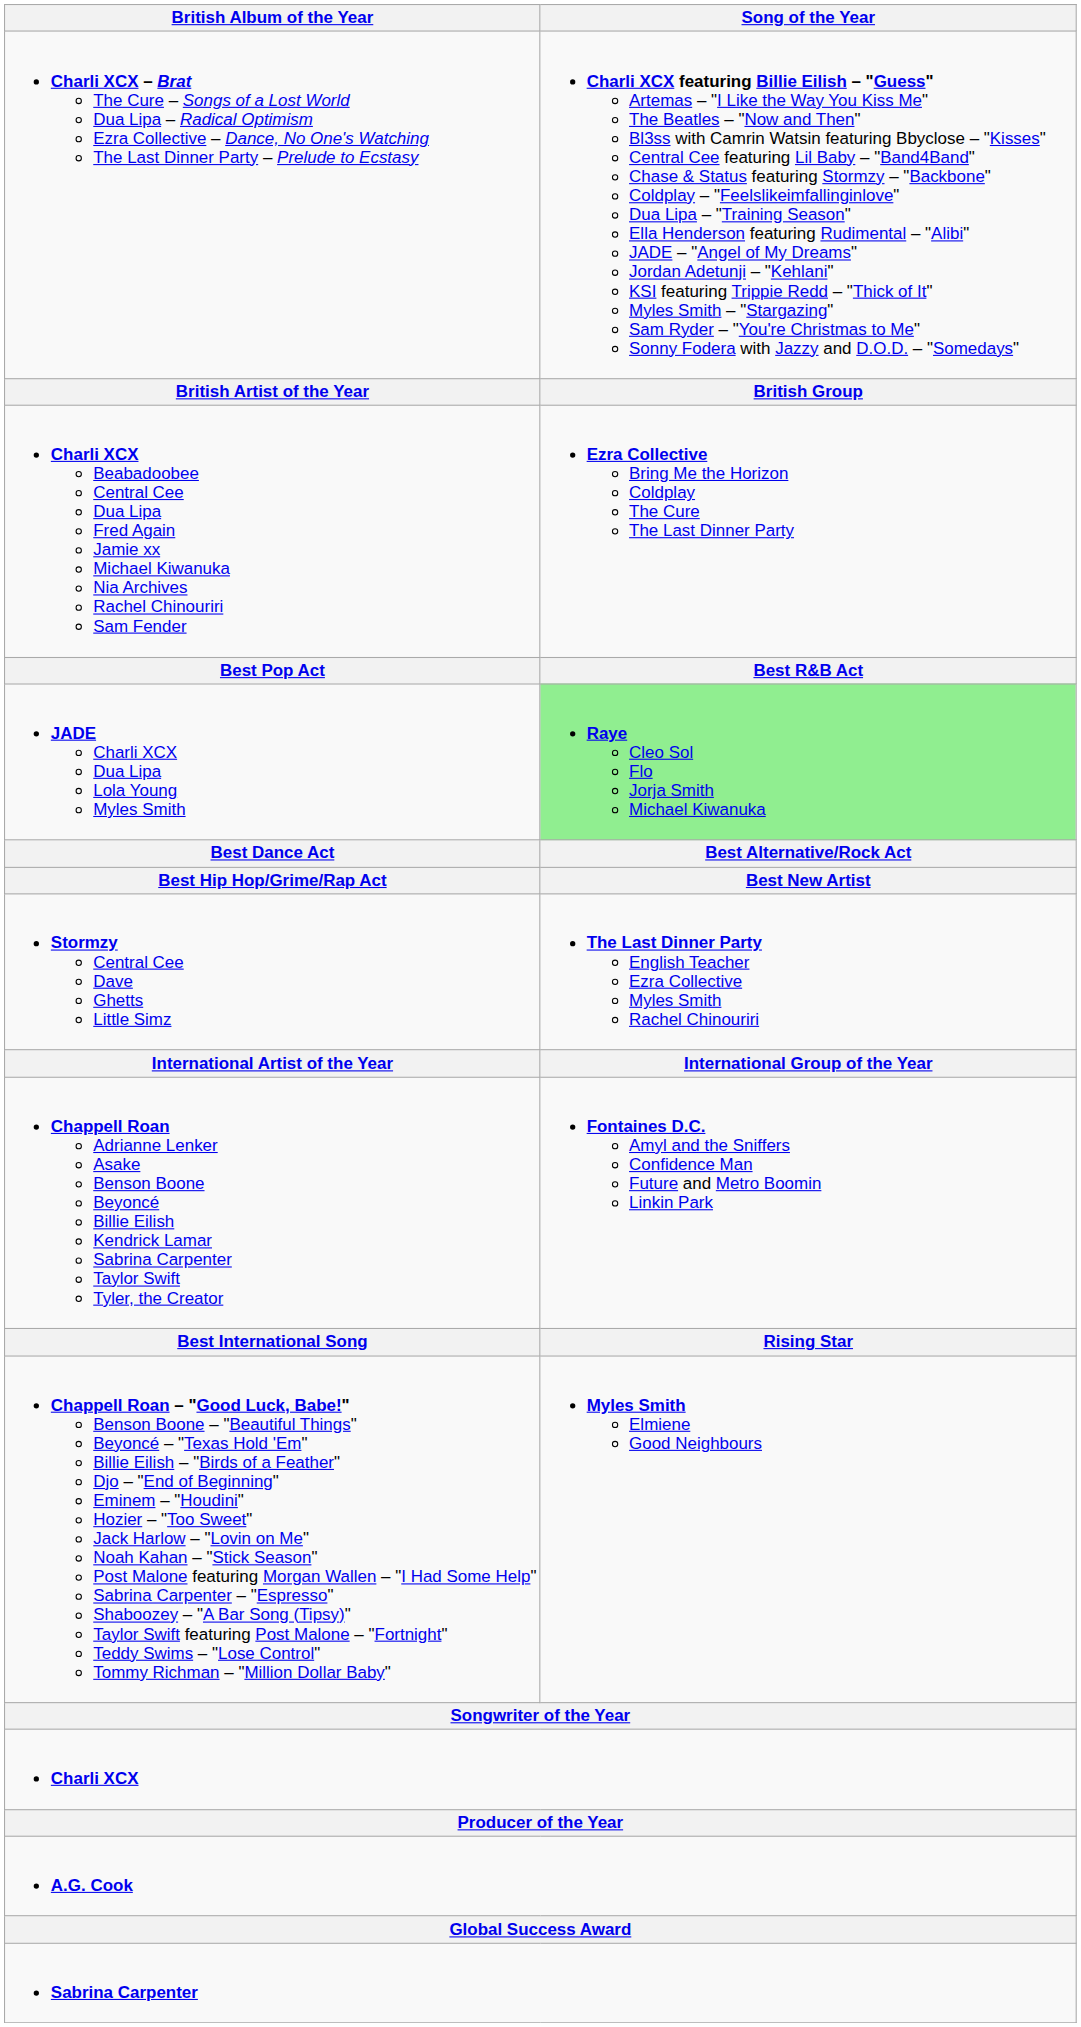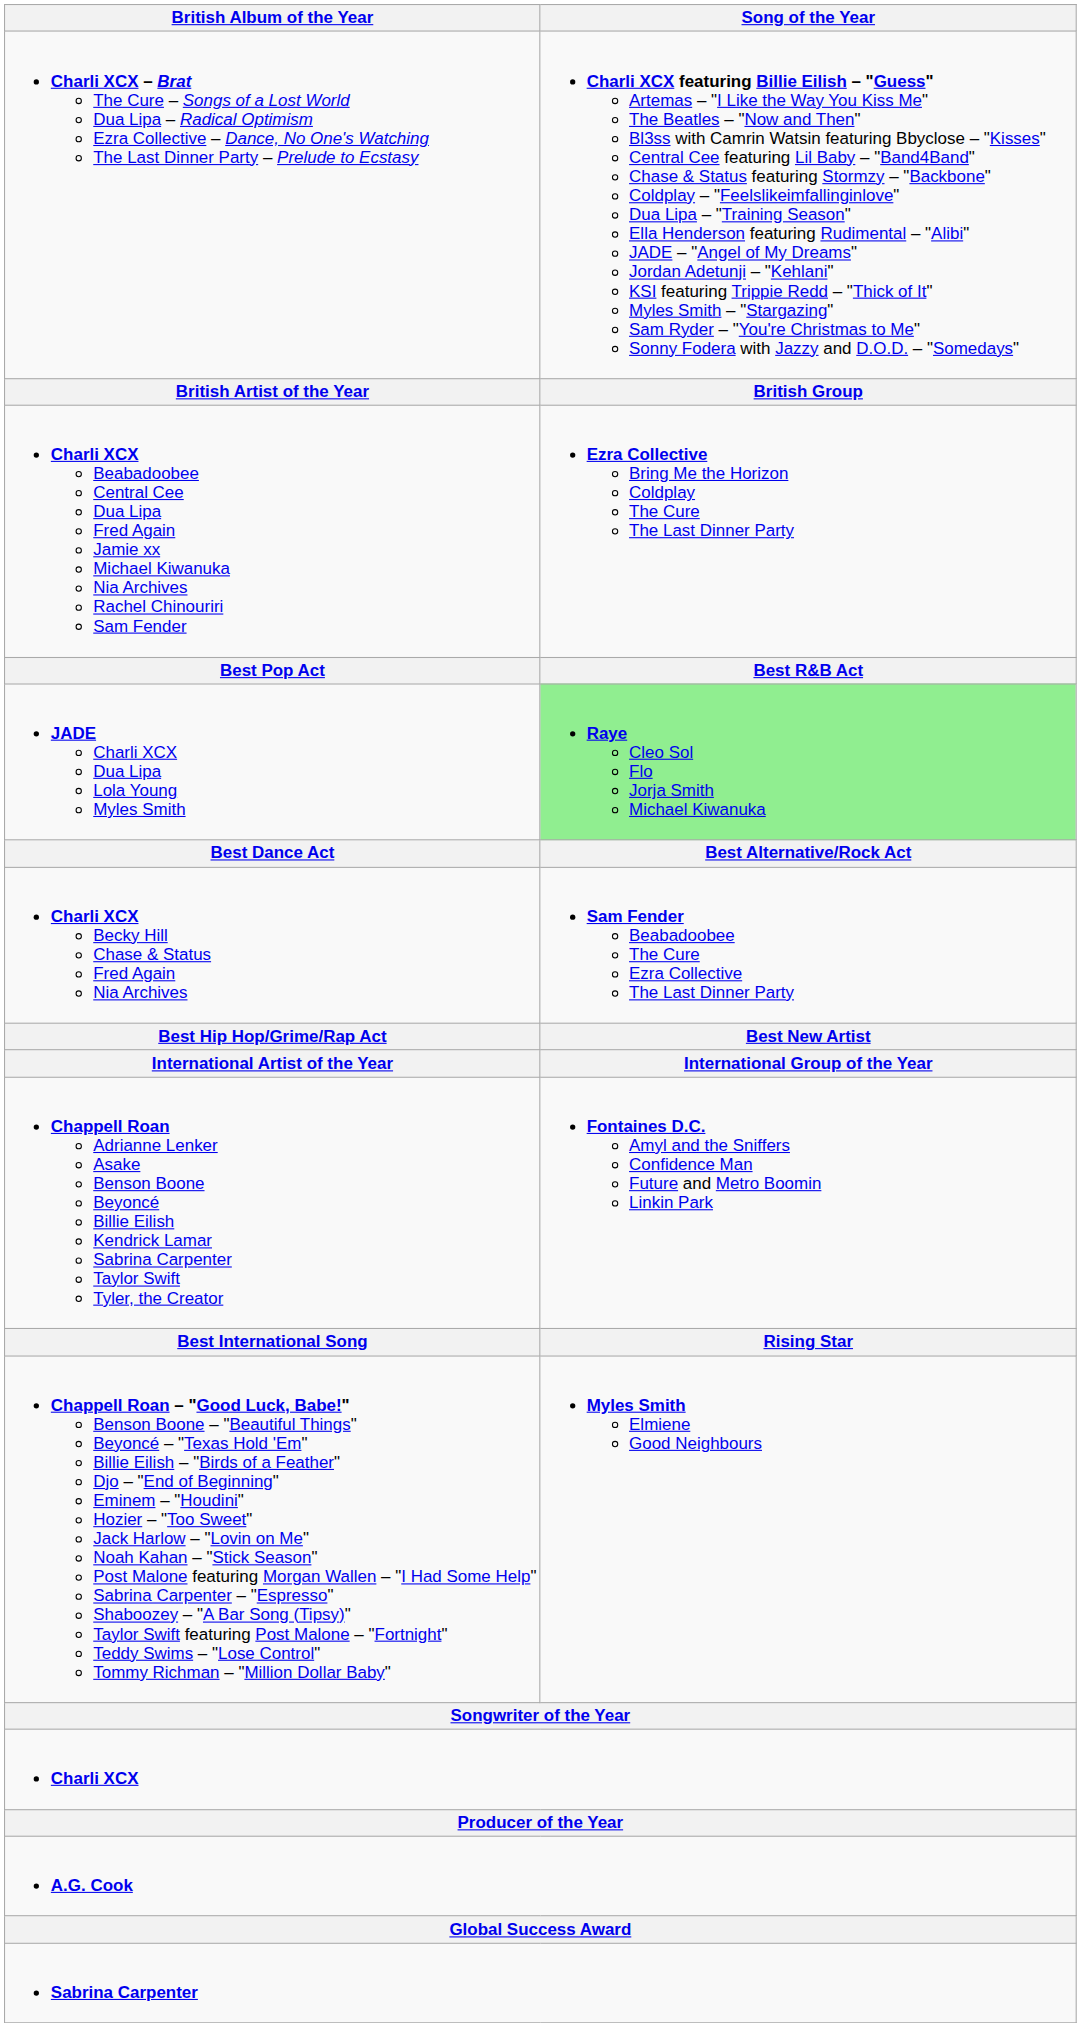+ row: (272, 955)
- row: (272, 982)
